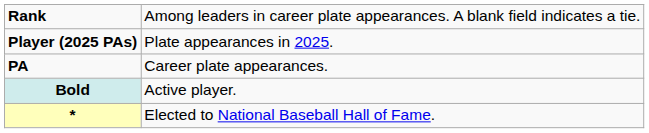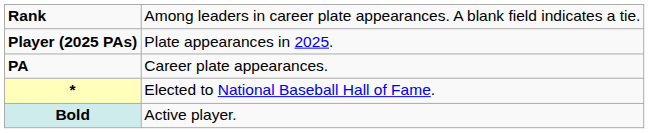rows swapped: (73, 115) <-> (73, 90)
